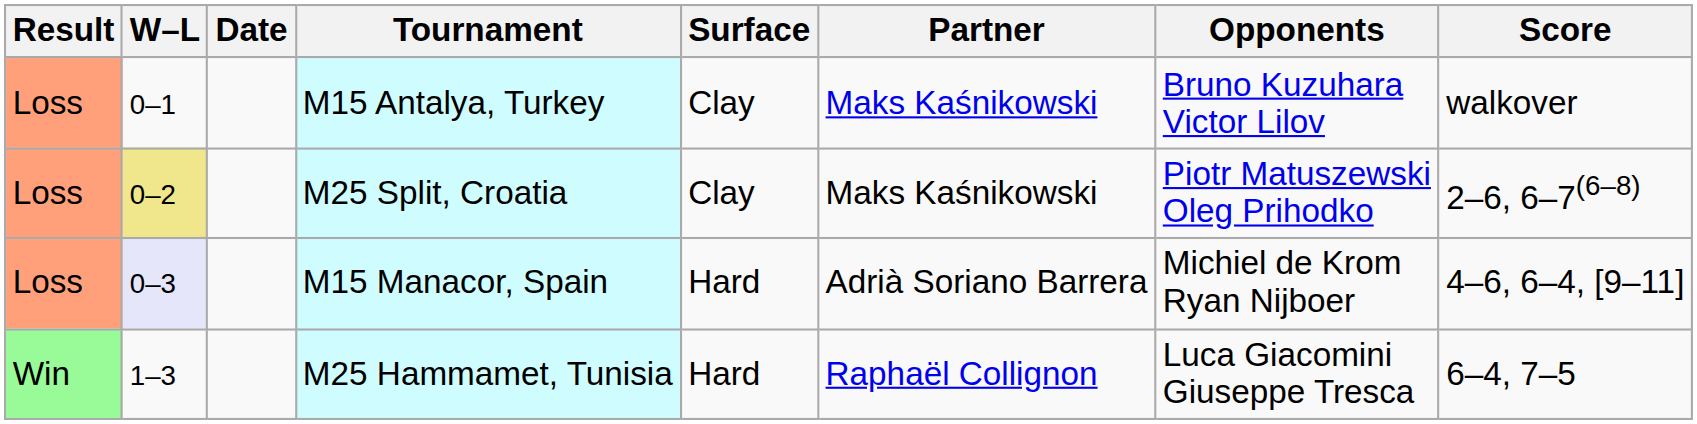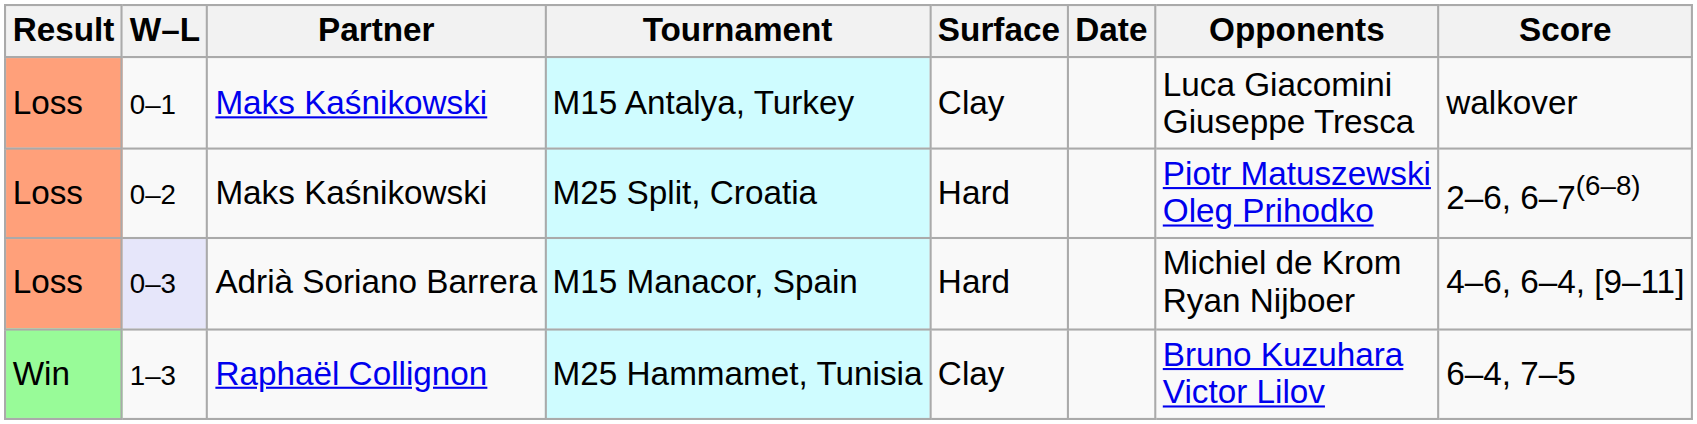columns swapped: (251, 30) <-> (987, 30)
(1283, 102) Bruno Kuzuhara Victor Lilov -> (1289, 102) Luca Giacomini Giuseppe Tresca
(153, 194) khaki background -> (153, 194) no background
(721, 192) Clay -> (974, 192) Hard
(724, 373) Hard -> (971, 373) Clay
(1289, 373) Luca Giacomini Giuseppe Tresca -> (1283, 373) Bruno Kuzuhara Victor Lilov
